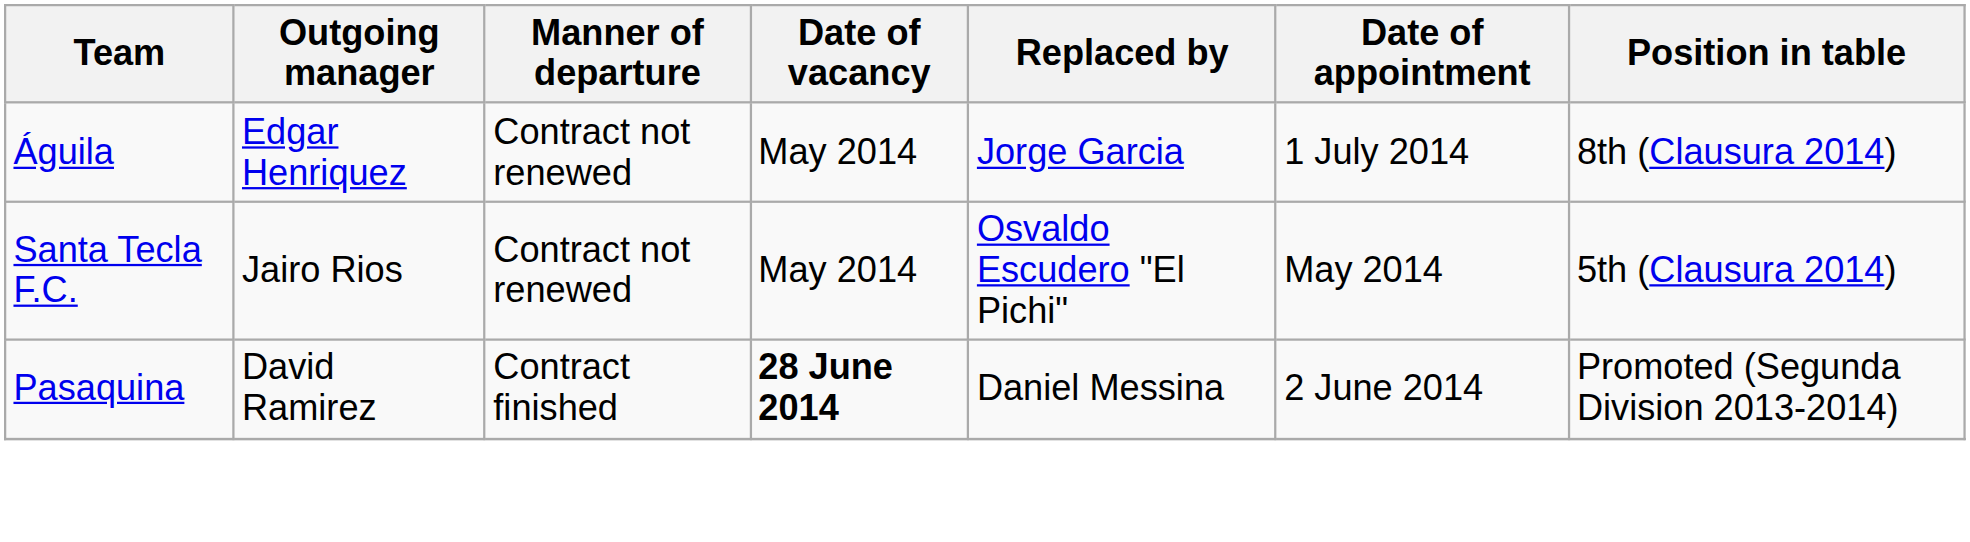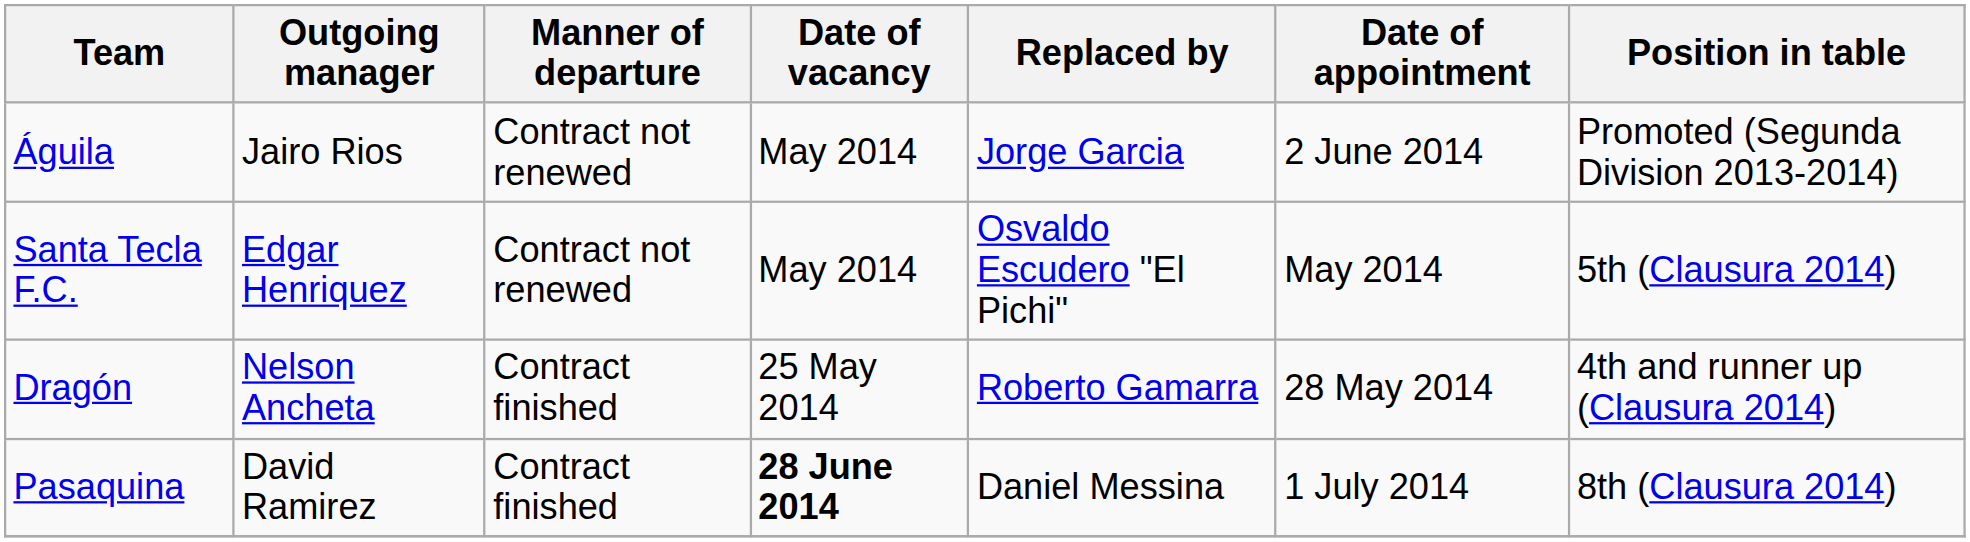(324, 151) Edgar Henriquez -> (322, 151) Jairo Rios
(1377, 151) 1 July 2014 -> (1384, 151) 2 June 2014
(1737, 151) 8th (Clausura 2014) -> (1739, 151) Promoted (Segunda Division 2013-2014)
(322, 269) Jairo Rios -> (324, 269) Edgar Henriquez
+ row: (73, 388)
(1384, 388) 2 June 2014 -> (1377, 486) 1 July 2014
(1739, 388) Promoted (Segunda Division 2013-2014) -> (1737, 486) 8th (Clausura 2014)
